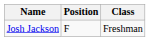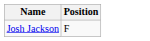- column: (123, 12)
